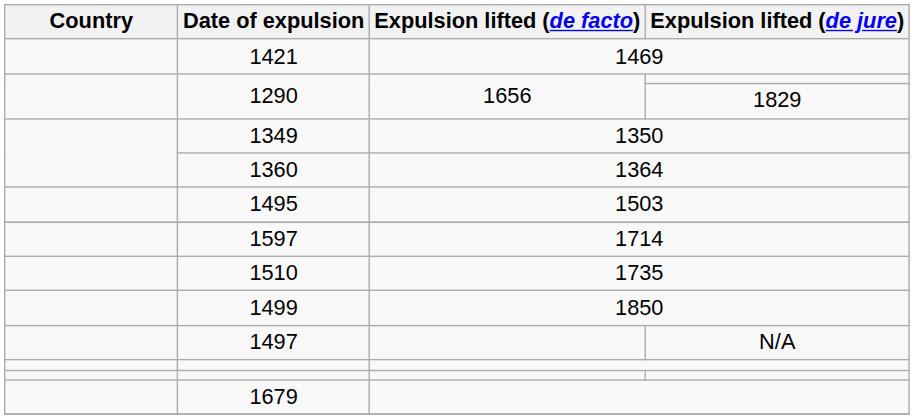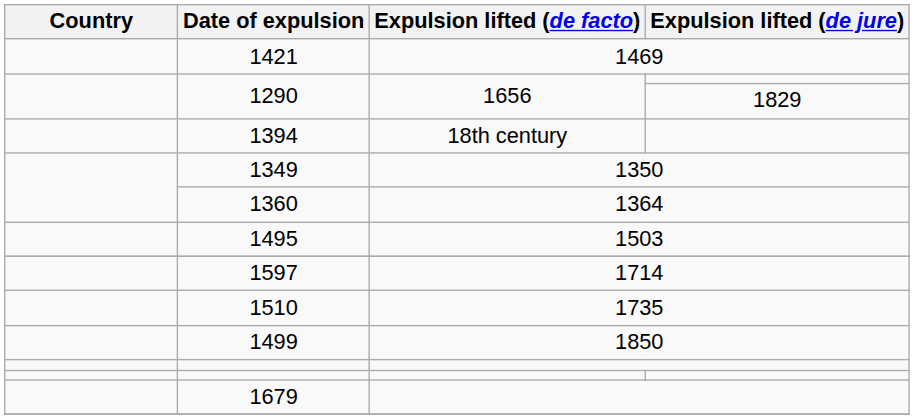+ row: (274, 135)
- row: (274, 342)
